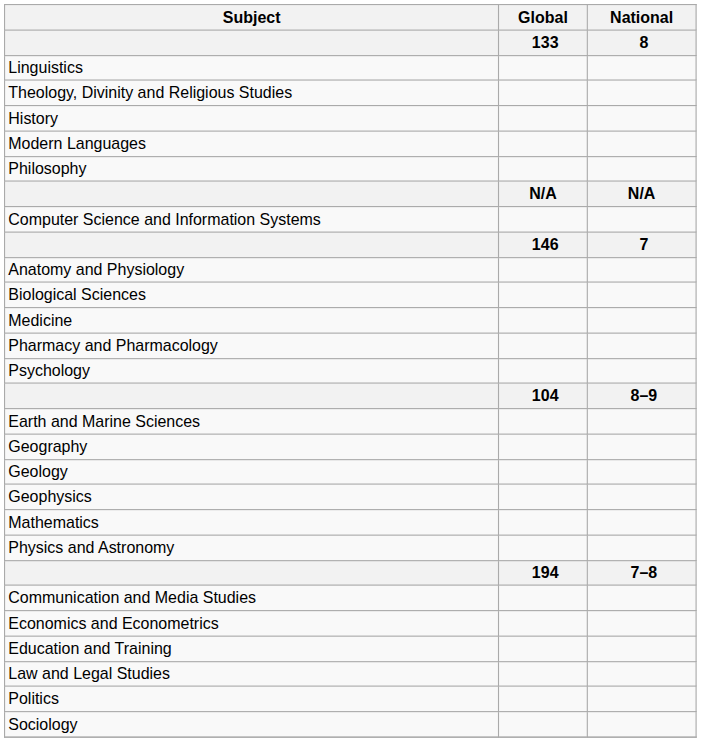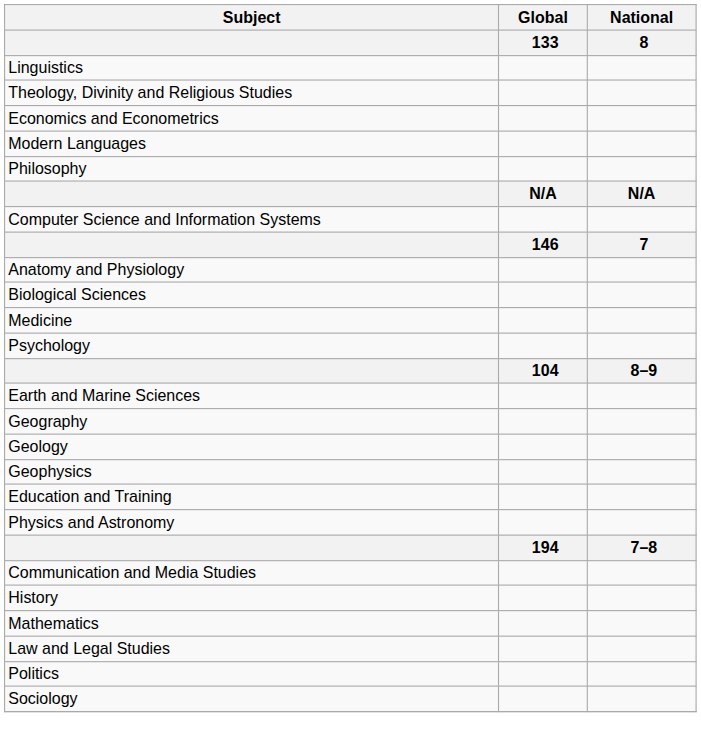rows swapped: (33, 119) <-> (114, 624)
- row: (113, 346)
rows swapped: (54, 523) <-> (90, 649)
